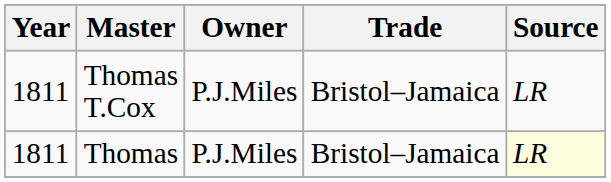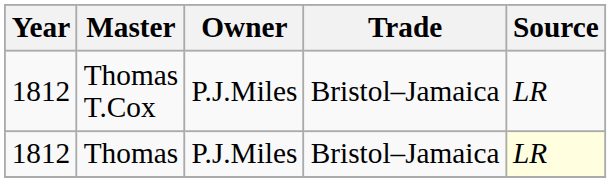(40, 90) 1811 -> (41, 90) 1812
(40, 153) 1811 -> (41, 153) 1812
